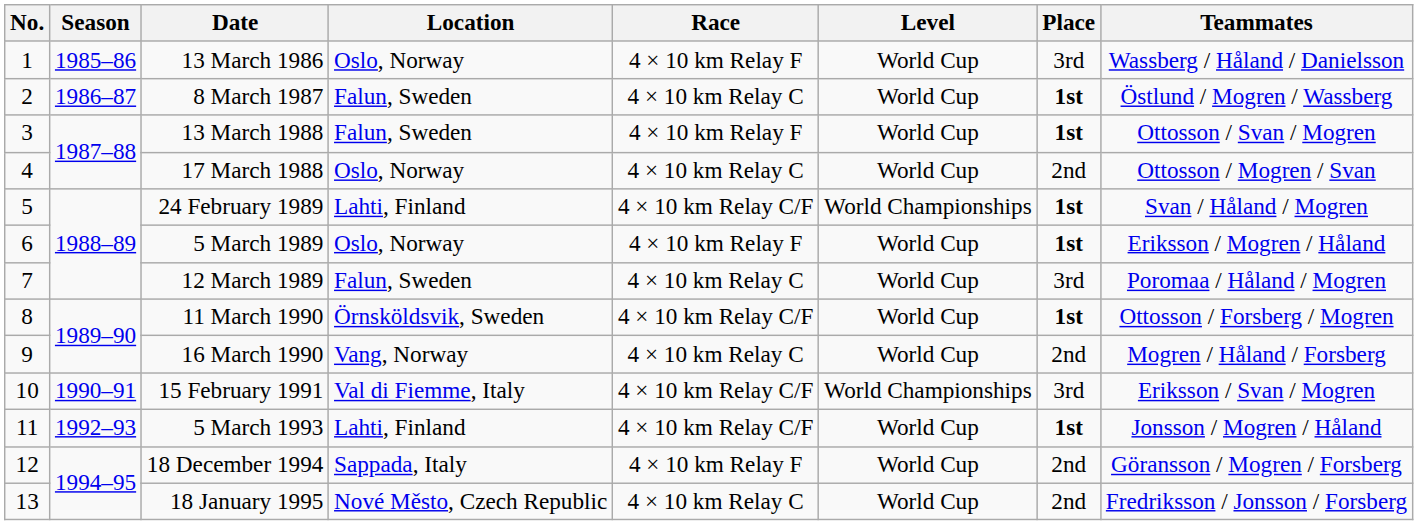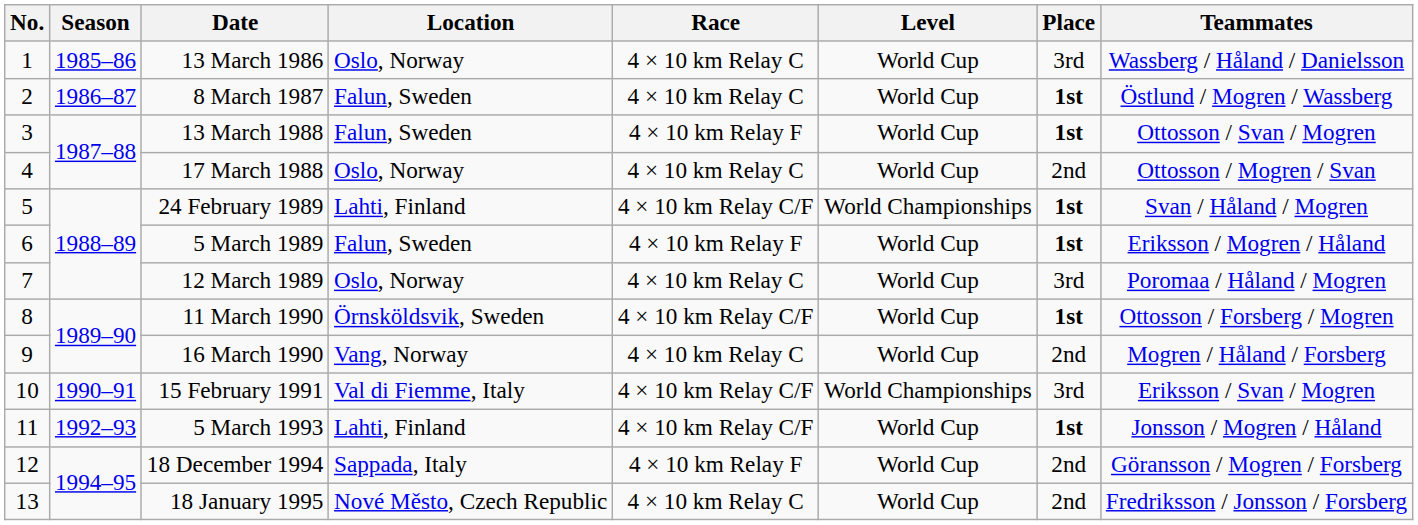(716, 59) 4 × 10 km Relay F -> (716, 59) 4 × 10 km Relay C
(399, 243) Oslo, Norway -> (403, 243) Falun, Sweden
(403, 280) Falun, Sweden -> (399, 280) Oslo, Norway
